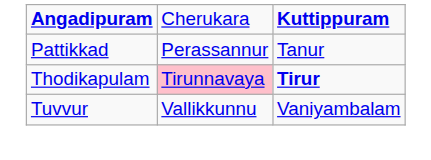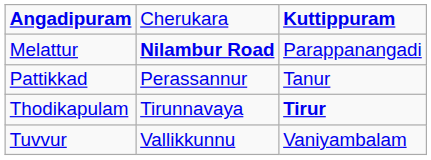+ row: (44, 49)
(213, 79) pink background -> (192, 109) no background
